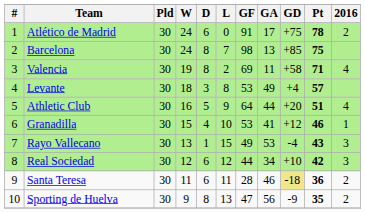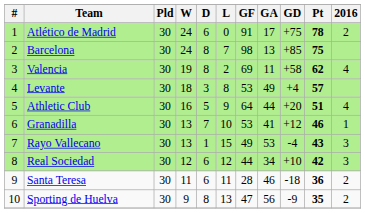(318, 69) 71 -> (318, 69) 62
(186, 124) 15 -> (186, 124) 13
(206, 124) 4 -> (206, 124) 7
(292, 180) khaki background -> (292, 180) no background
